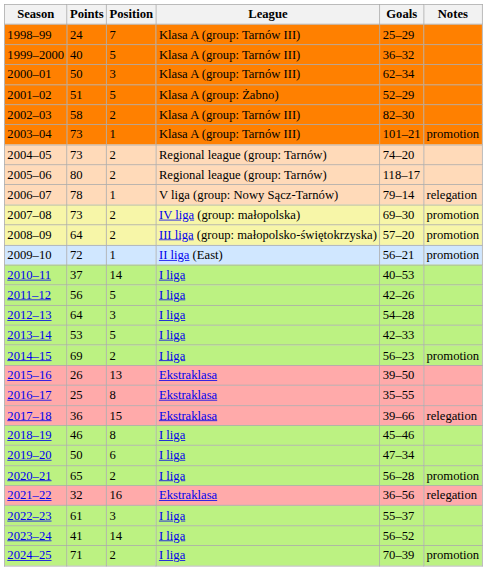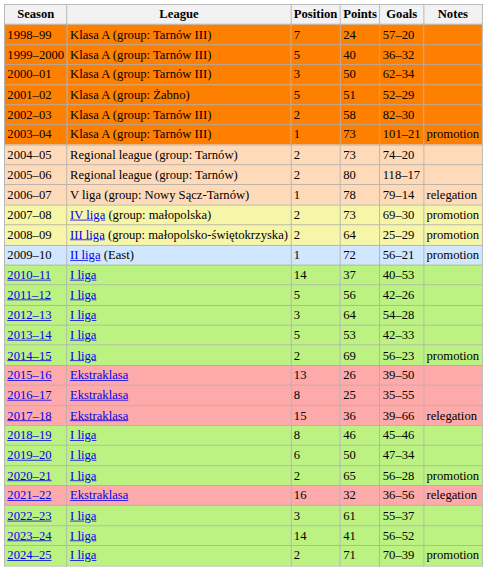columns swapped: (268, 14) <-> (87, 14)
(399, 34) 25–29 -> (399, 34) 57–20
(399, 235) 57–20 -> (399, 235) 25–29
